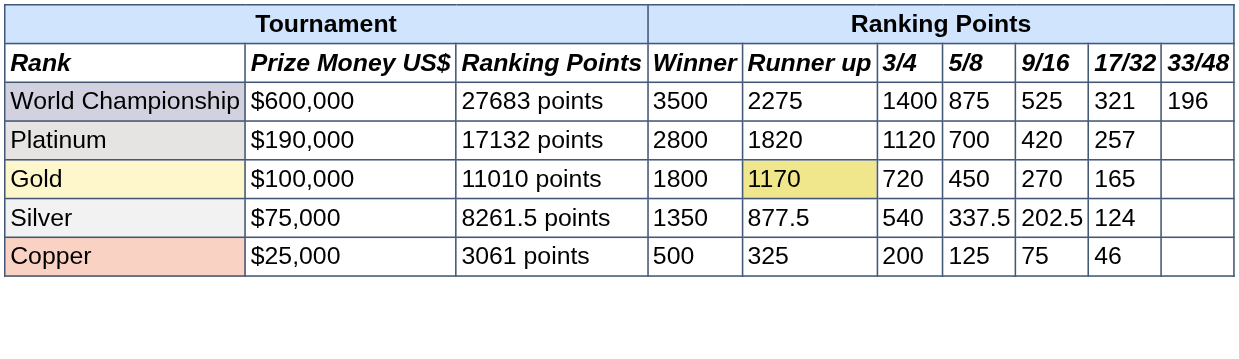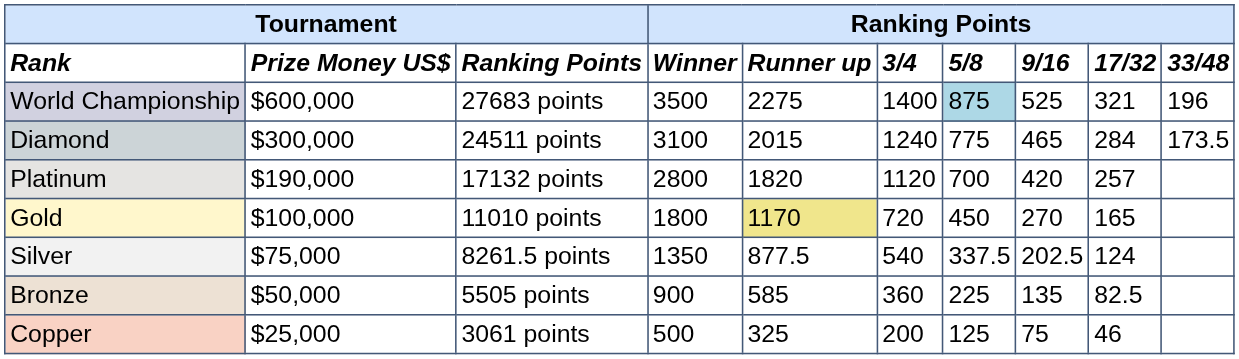(969, 101) no background -> (969, 101) lightblue background
+ row: (60, 140)
+ row: (49, 295)
